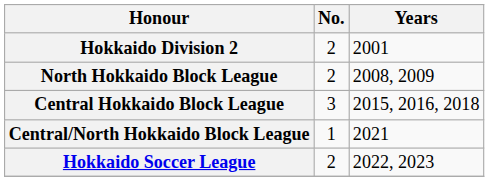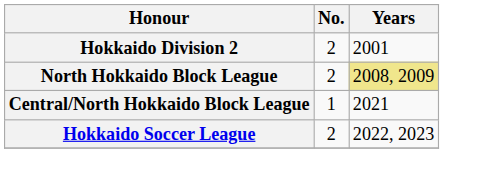(394, 76) no background -> (394, 76) khaki background
- row: (159, 104)
